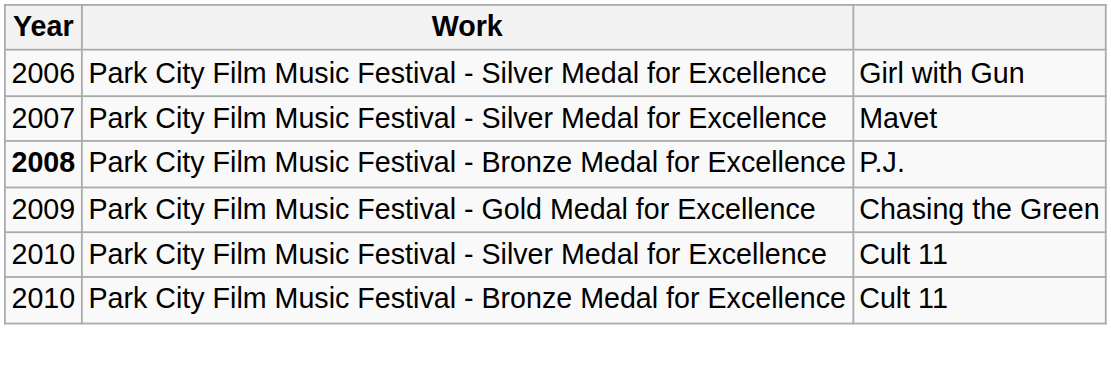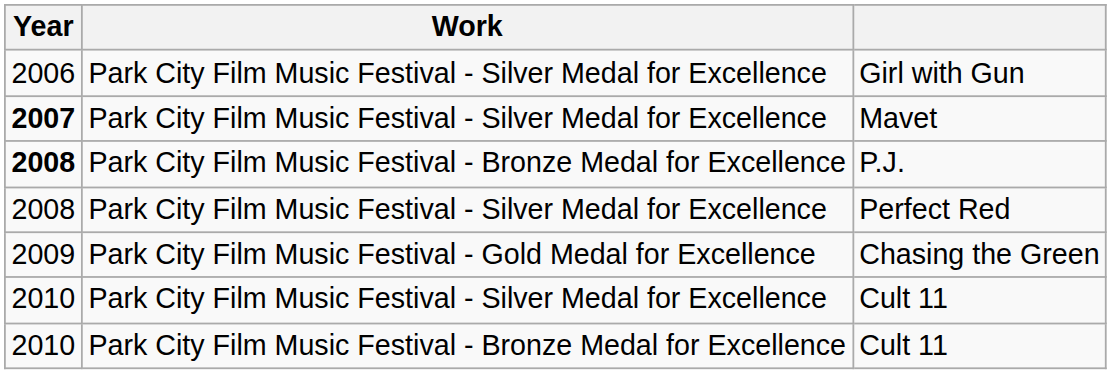(43, 118) normal -> (43, 118) bold
+ row: (458, 208)
